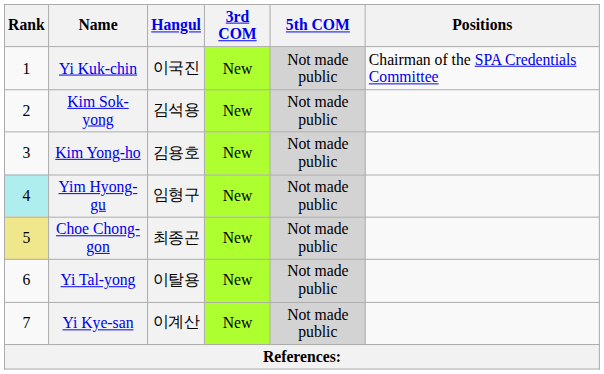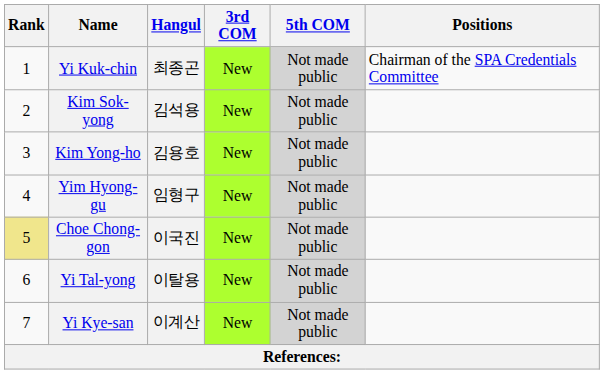(176, 67) 이국진 -> (176, 67) 최종곤
(26, 195) paleturquoise background -> (26, 195) no background
(176, 237) 최종곤 -> (176, 237) 이국진
